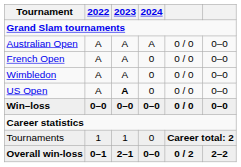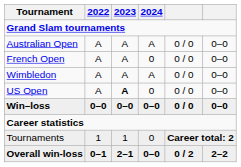(152, 75) 0 -> (152, 75) A
